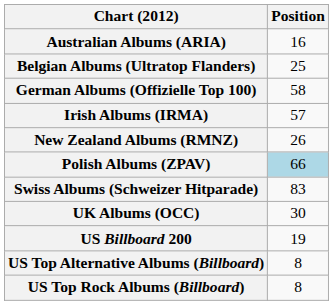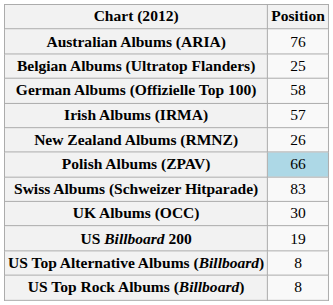(298, 41) 16 -> (298, 41) 76
